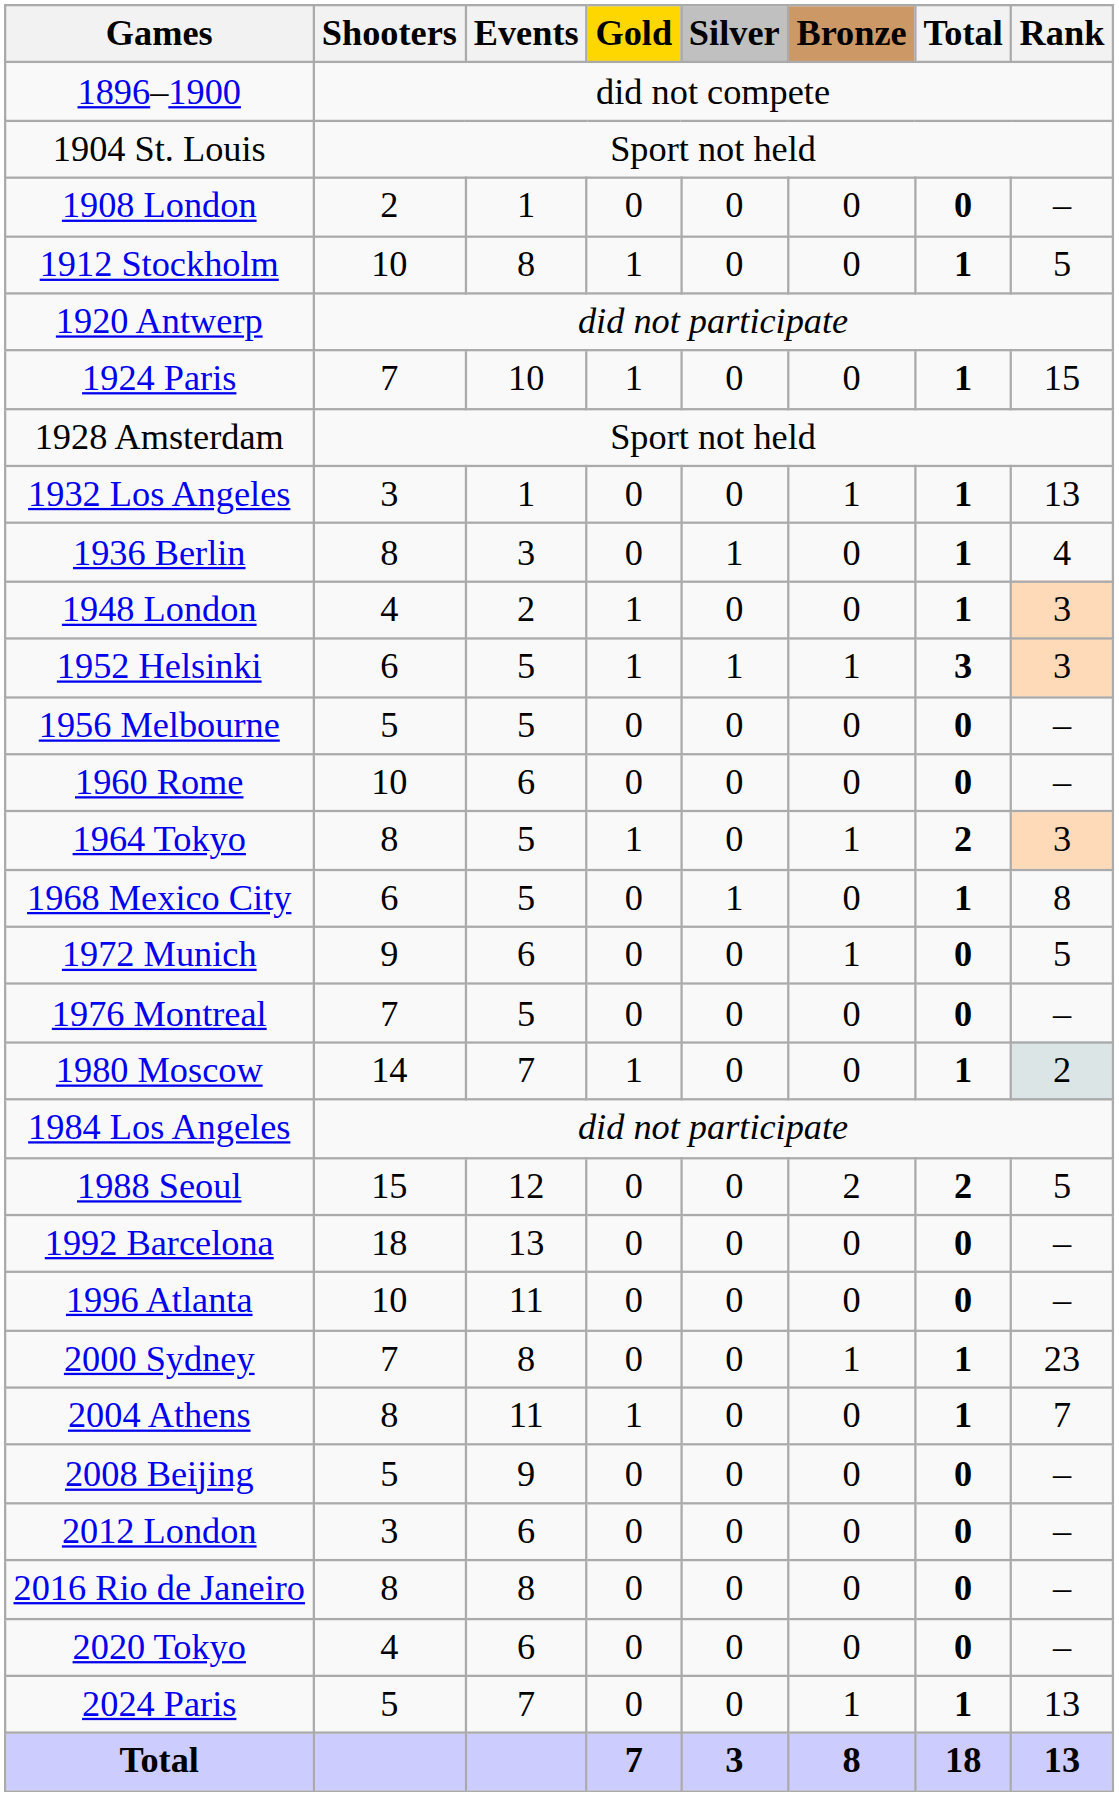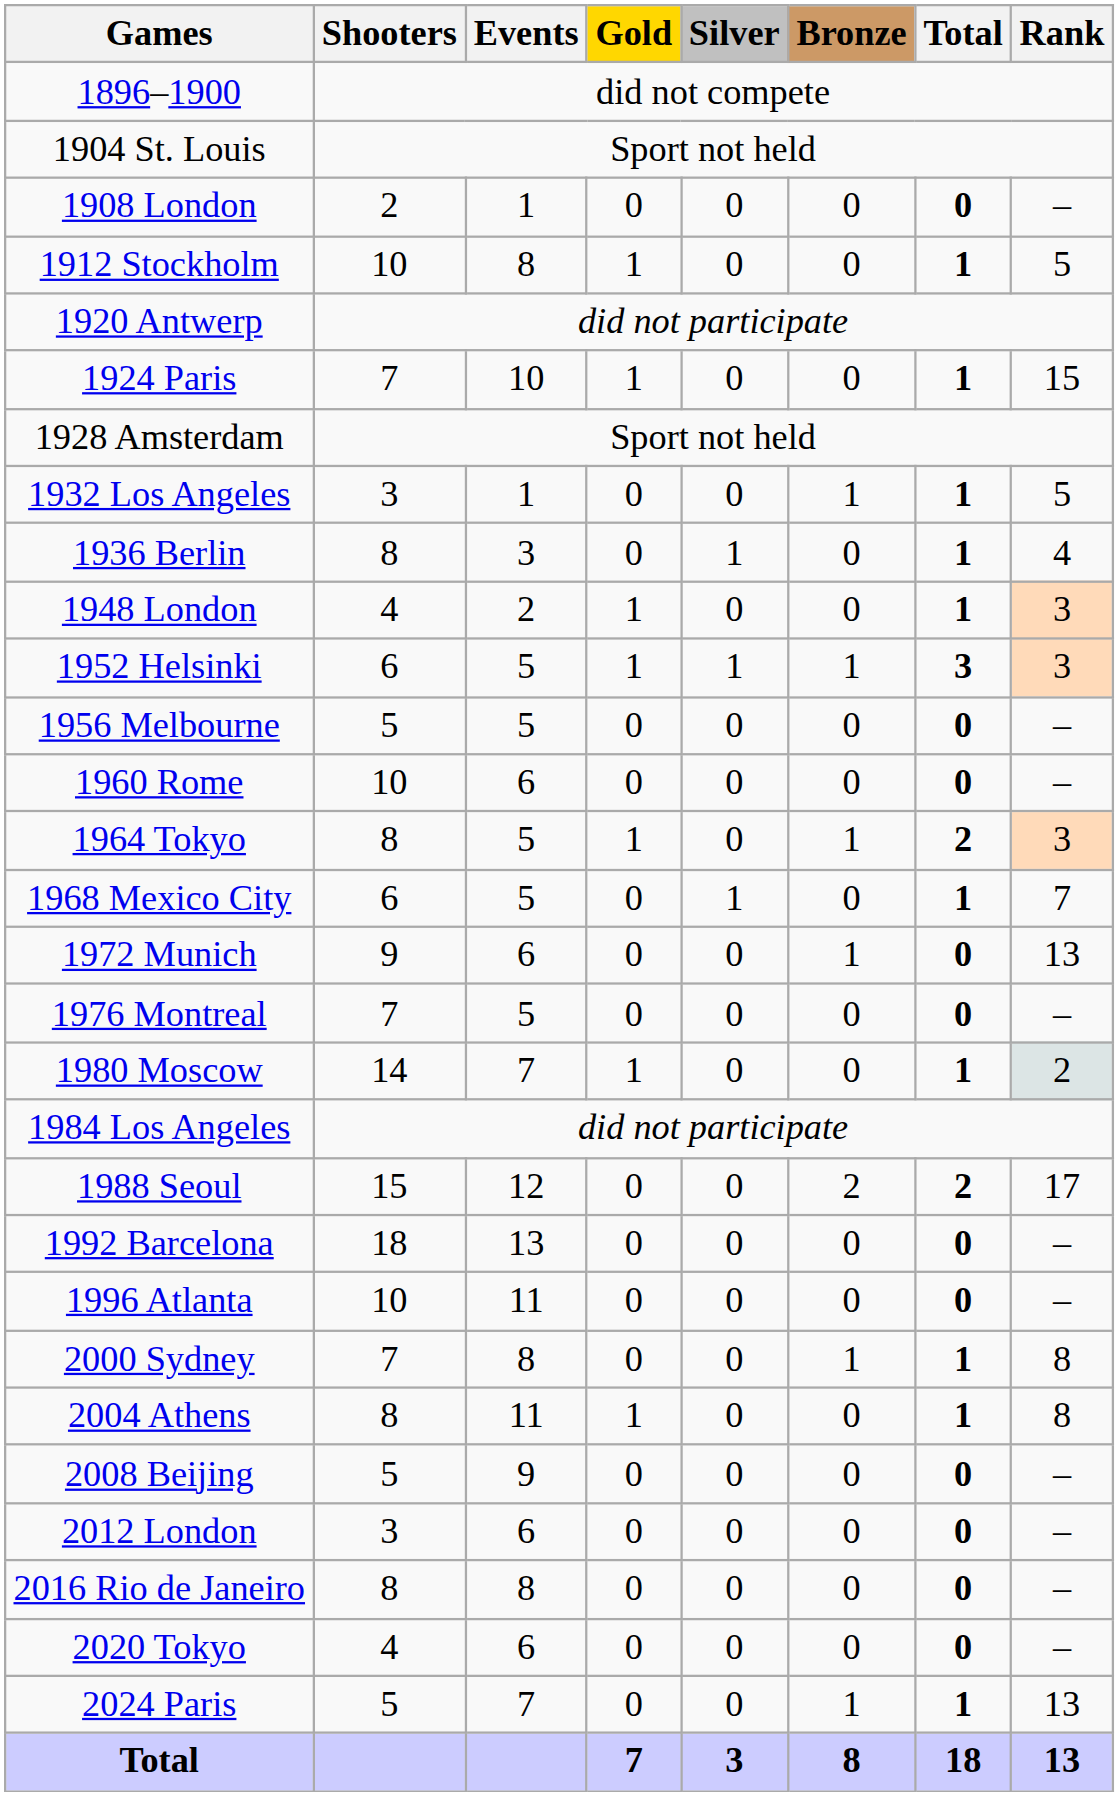(1062, 494) 13 -> (1062, 494) 5
(1062, 897) 8 -> (1062, 897) 7
(1062, 954) 5 -> (1062, 954) 13
(1062, 1185) 5 -> (1062, 1185) 17
(1062, 1358) 23 -> (1062, 1358) 8
(1062, 1415) 7 -> (1062, 1415) 8
